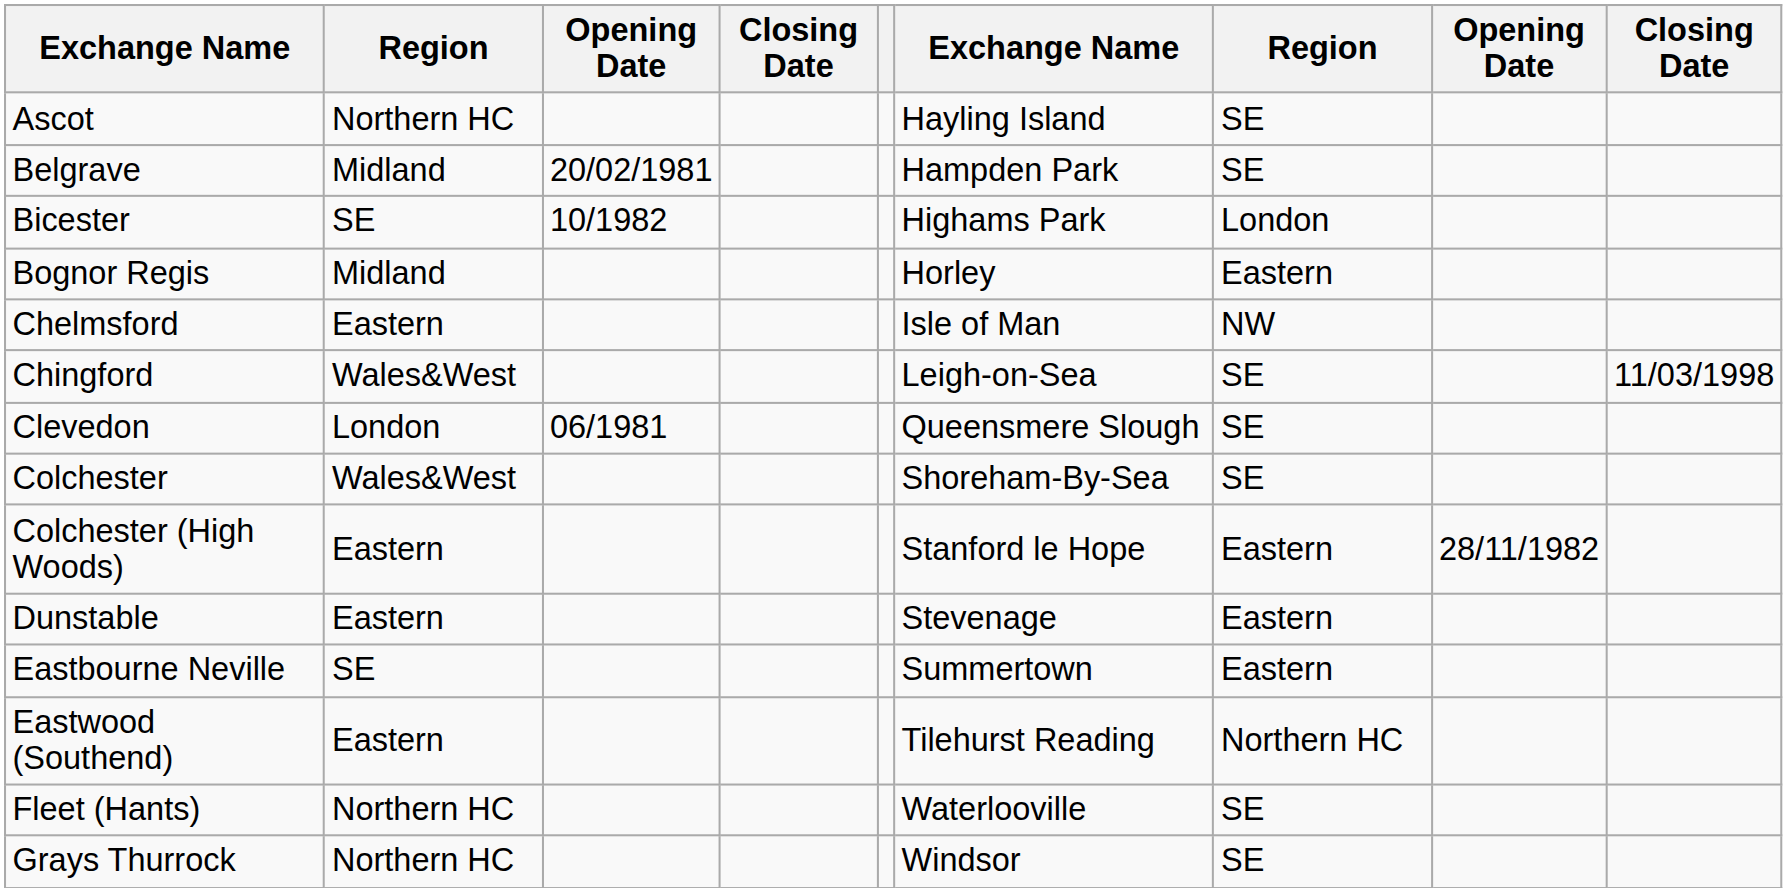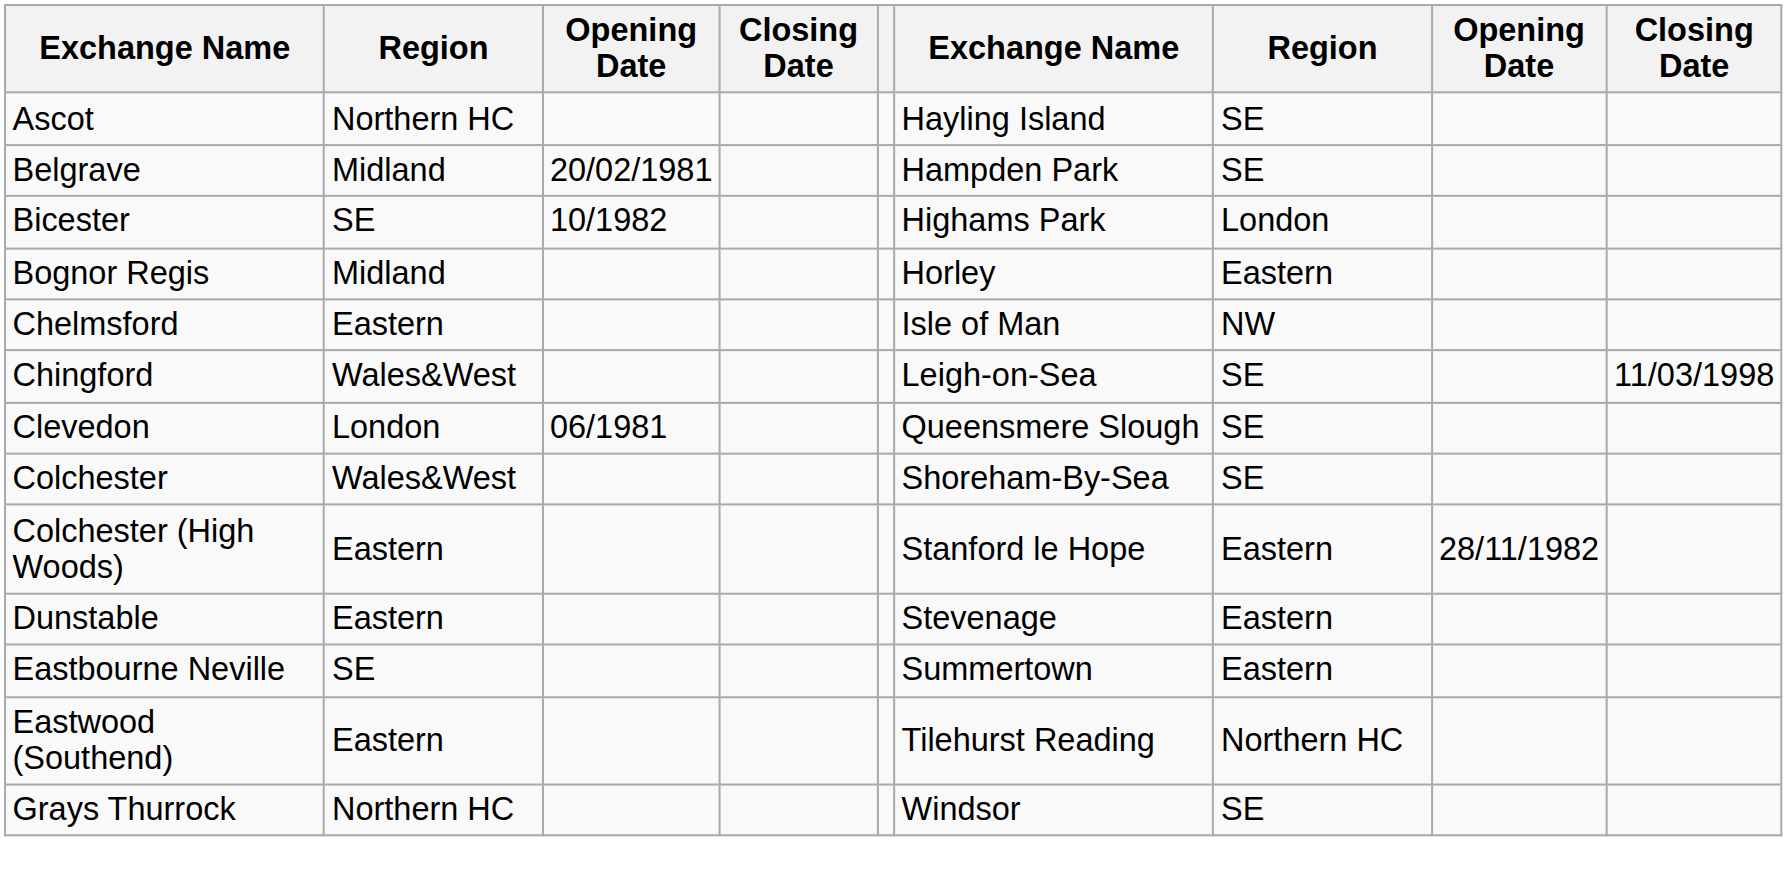- row: (106, 809)
